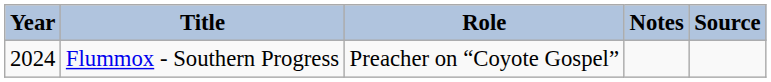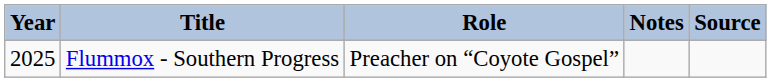(33, 58) 2024 -> (33, 58) 2025
